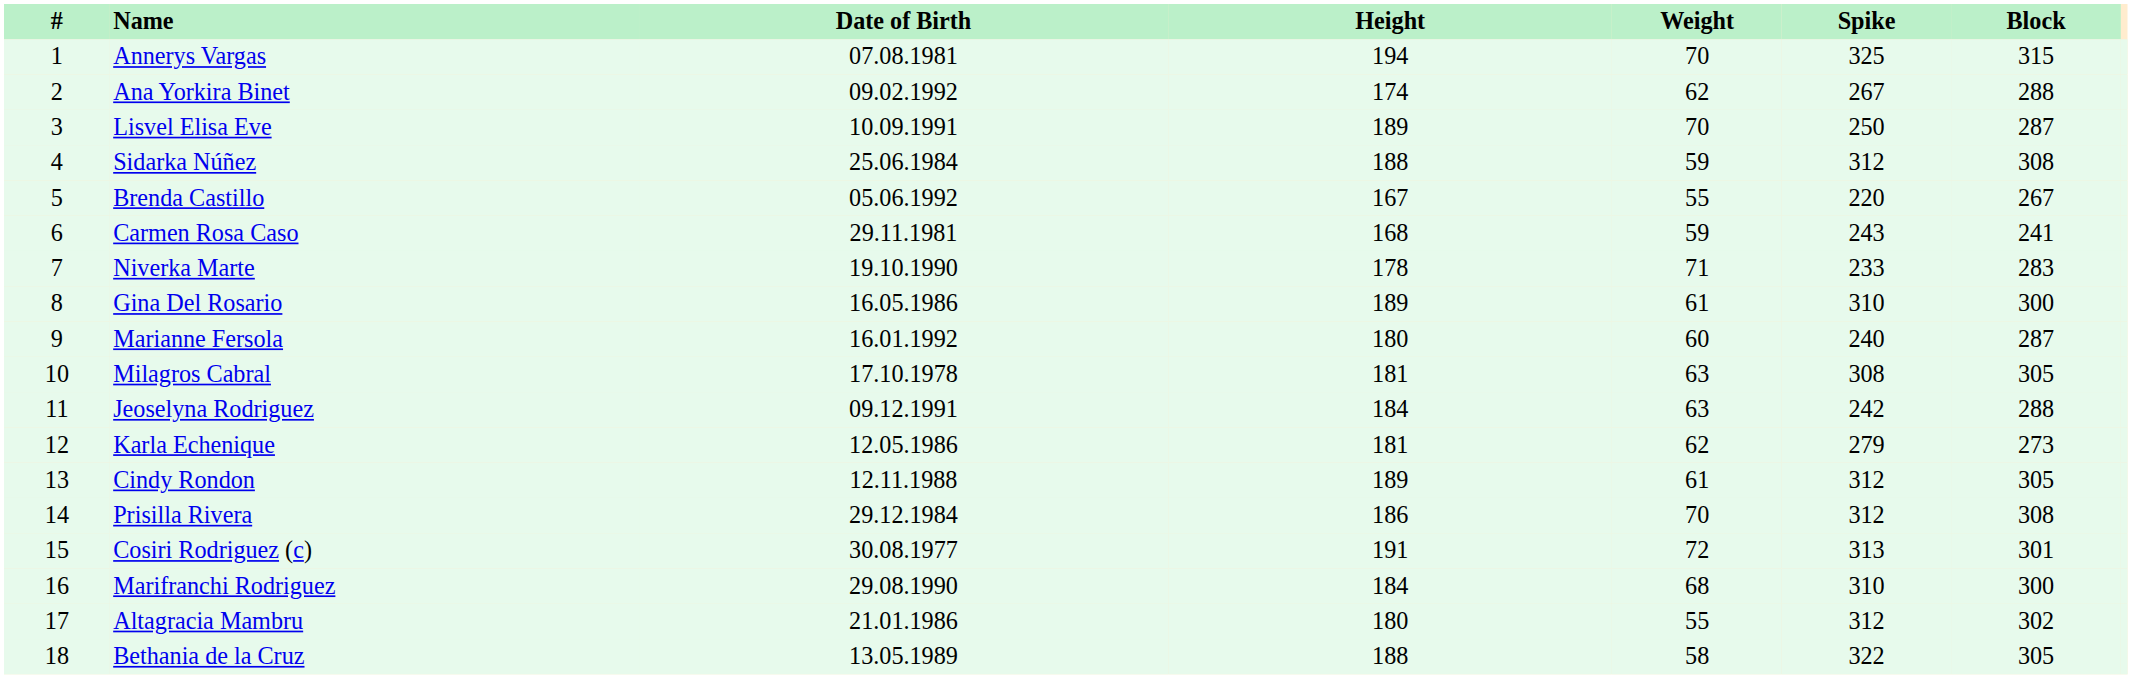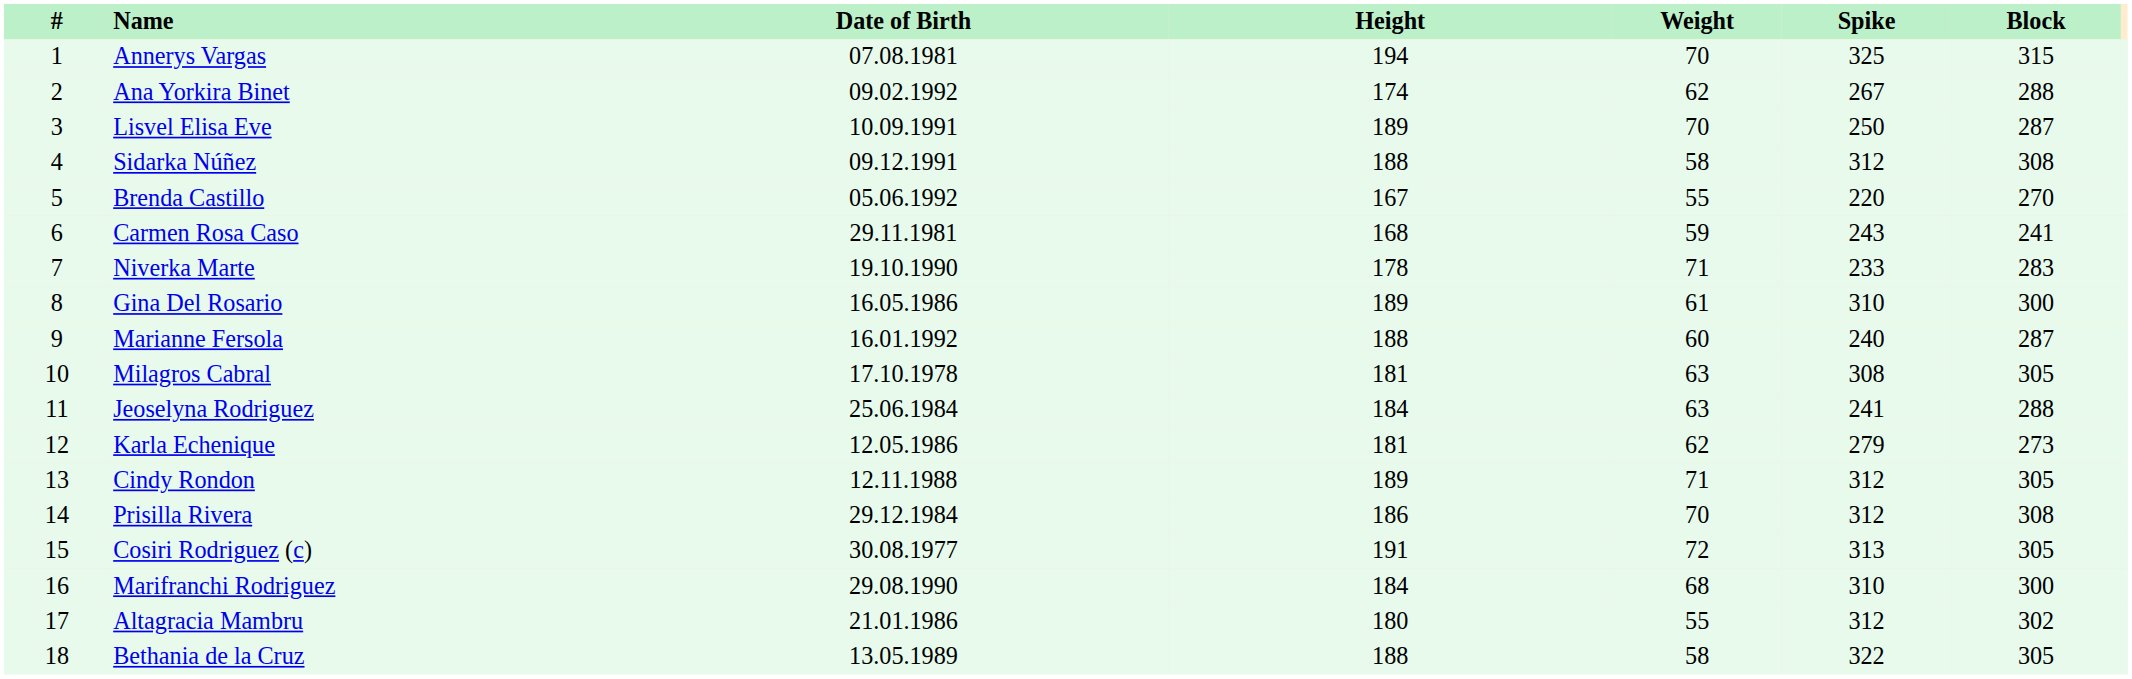(903, 162) 25.06.1984 -> (903, 162) 09.12.1991
(1697, 162) 59 -> (1697, 162) 58
(2036, 197) 267 -> (2036, 197) 270
(1390, 338) 180 -> (1390, 338) 188
(903, 409) 09.12.1991 -> (903, 409) 25.06.1984
(1867, 409) 242 -> (1867, 409) 241
(1697, 479) 61 -> (1697, 479) 71
(2036, 550) 301 -> (2036, 550) 305
